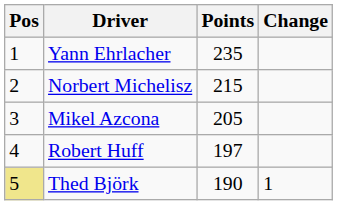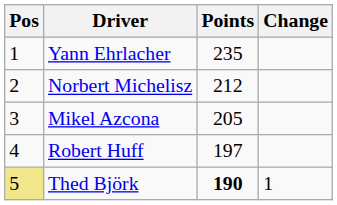(228, 86) 215 -> (228, 86) 212
(228, 183) normal -> (228, 183) bold
